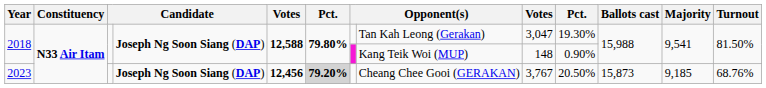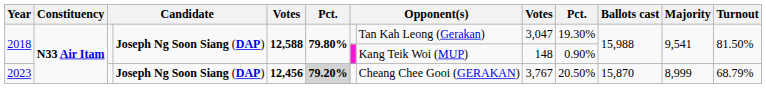(617, 73) 15,873 -> (617, 73) 15,870
(678, 73) 9,185 -> (678, 73) 8,999
(735, 73) 68.76% -> (735, 73) 68.79%
